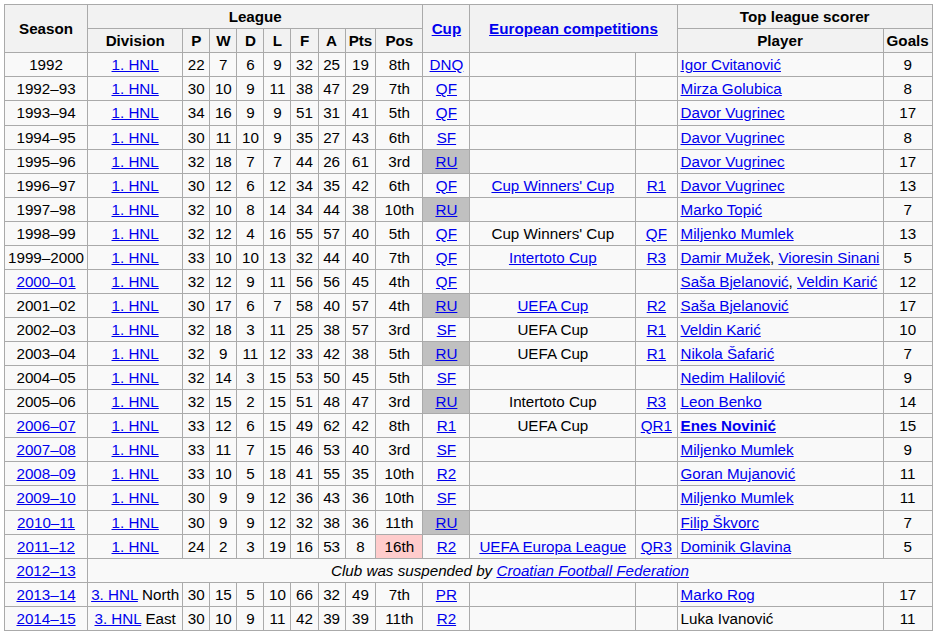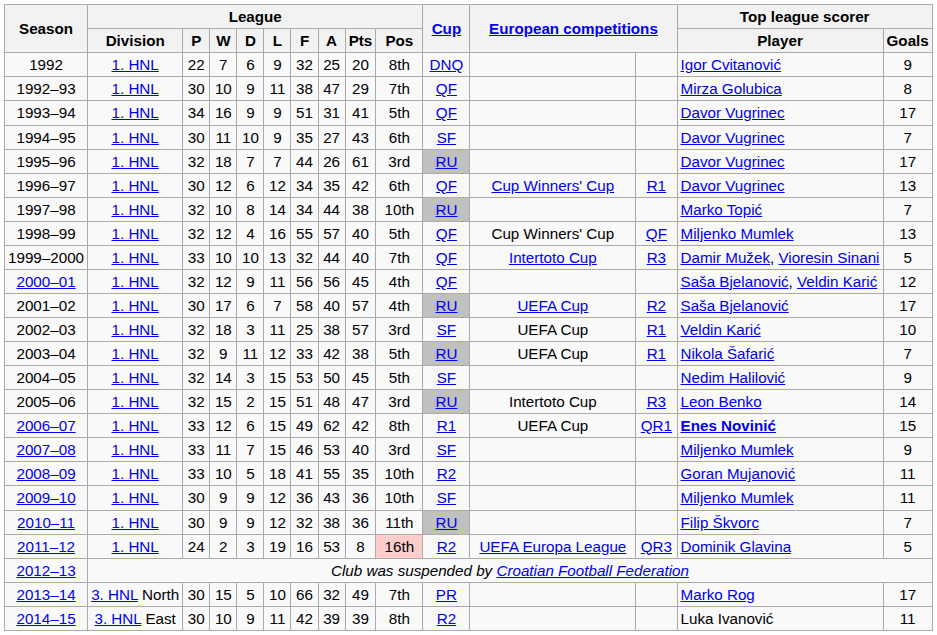(360, 65) 19 -> (360, 65) 20
(908, 137) 8 -> (908, 137) 7
(399, 618) 11th -> (399, 618) 8th
